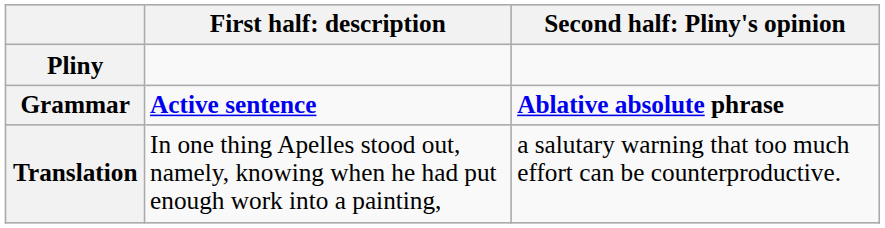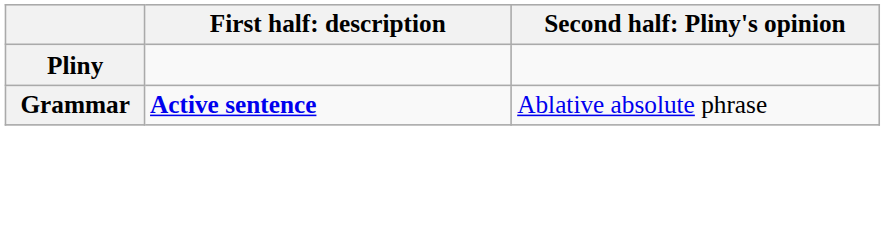(651, 104) bold -> (642, 104) normal
- row: (75, 173)
